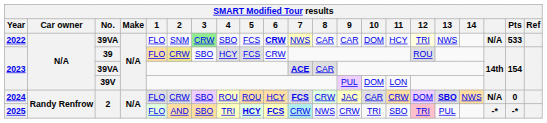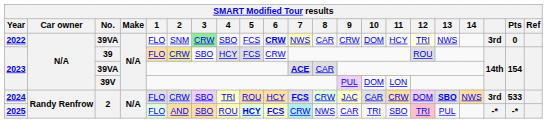(349, 40) CAR -> (349, 40) CRW
(495, 40) N/A -> (495, 40) 3rd
(515, 40) 533 -> (515, 40) 0
(228, 97) ROU -> (228, 97) TRI
(495, 97) N/A -> (495, 97) 3rd
(515, 97) 0 -> (515, 97) 533
(228, 111) TRI -> (228, 111) ROU
(349, 111) CRW -> (349, 111) CAR
